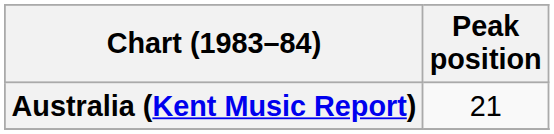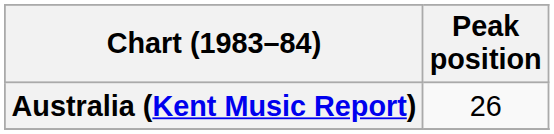(486, 105) 21 -> (486, 105) 26
